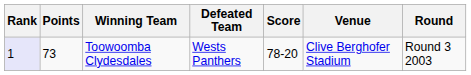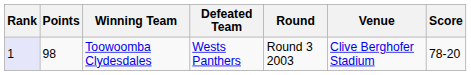columns swapped: (284, 20) <-> (434, 20)
(49, 53) 73 -> (49, 53) 98
